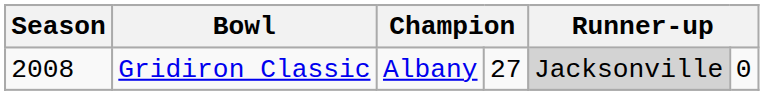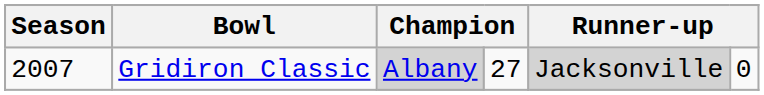(43, 69) 2008 -> (43, 69) 2007
(430, 69) no background -> (430, 69) lightgrey background
